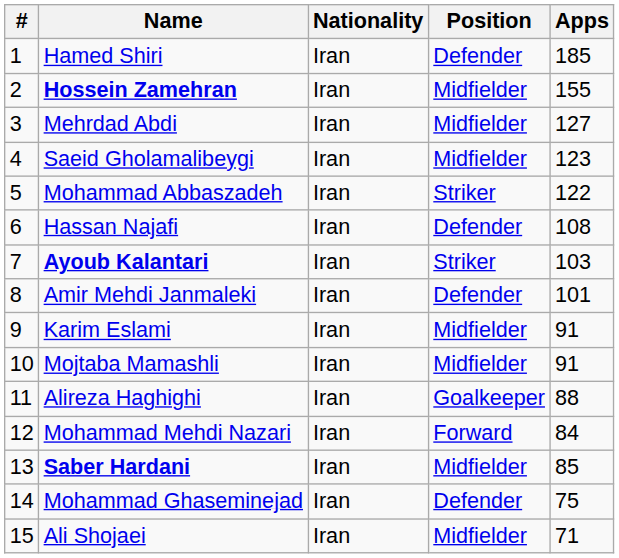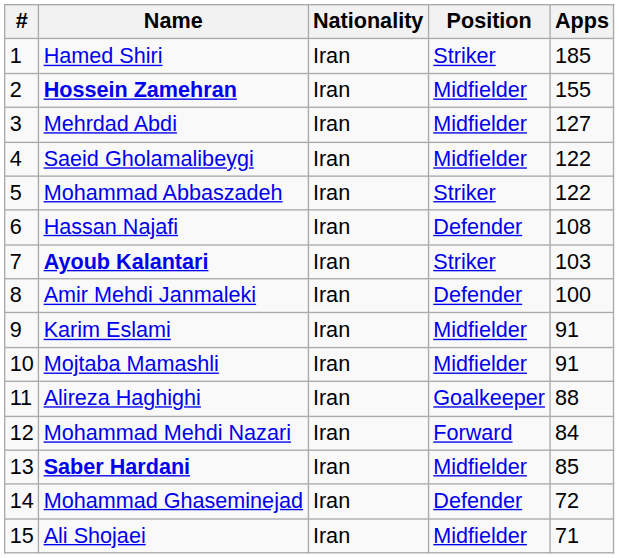(478, 55) Defender -> (465, 55) Striker
(573, 158) 123 -> (573, 158) 122
(573, 295) 101 -> (573, 295) 100
(567, 501) 75 -> (567, 501) 72
